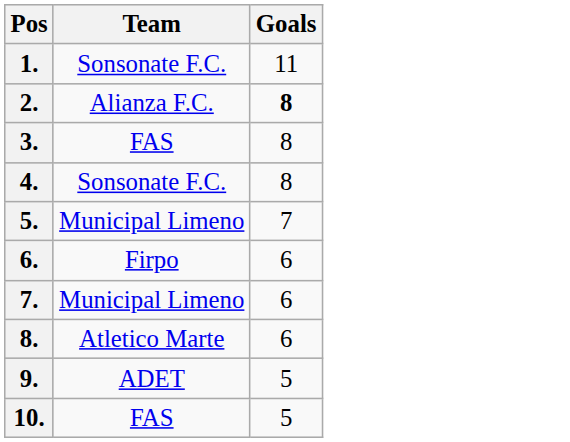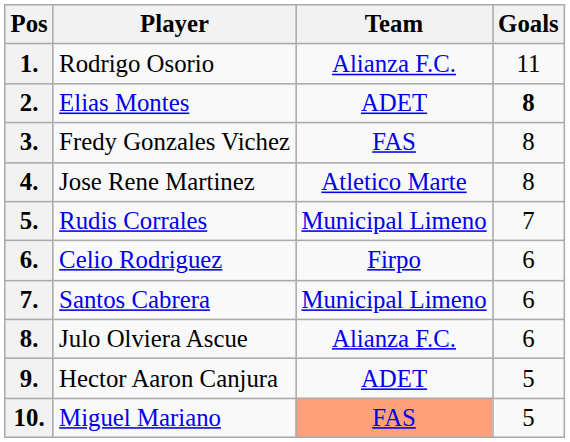+ column: (175, 24)
(152, 63) Sonsonate F.C. -> (394, 63) Alianza F.C.
(152, 102) Alianza F.C. -> (394, 102) ADET
(152, 181) Sonsonate F.C. -> (394, 181) Atletico Marte
(152, 338) Atletico Marte -> (394, 338) Alianza F.C.
(152, 417) no background -> (394, 417) lightsalmon background
